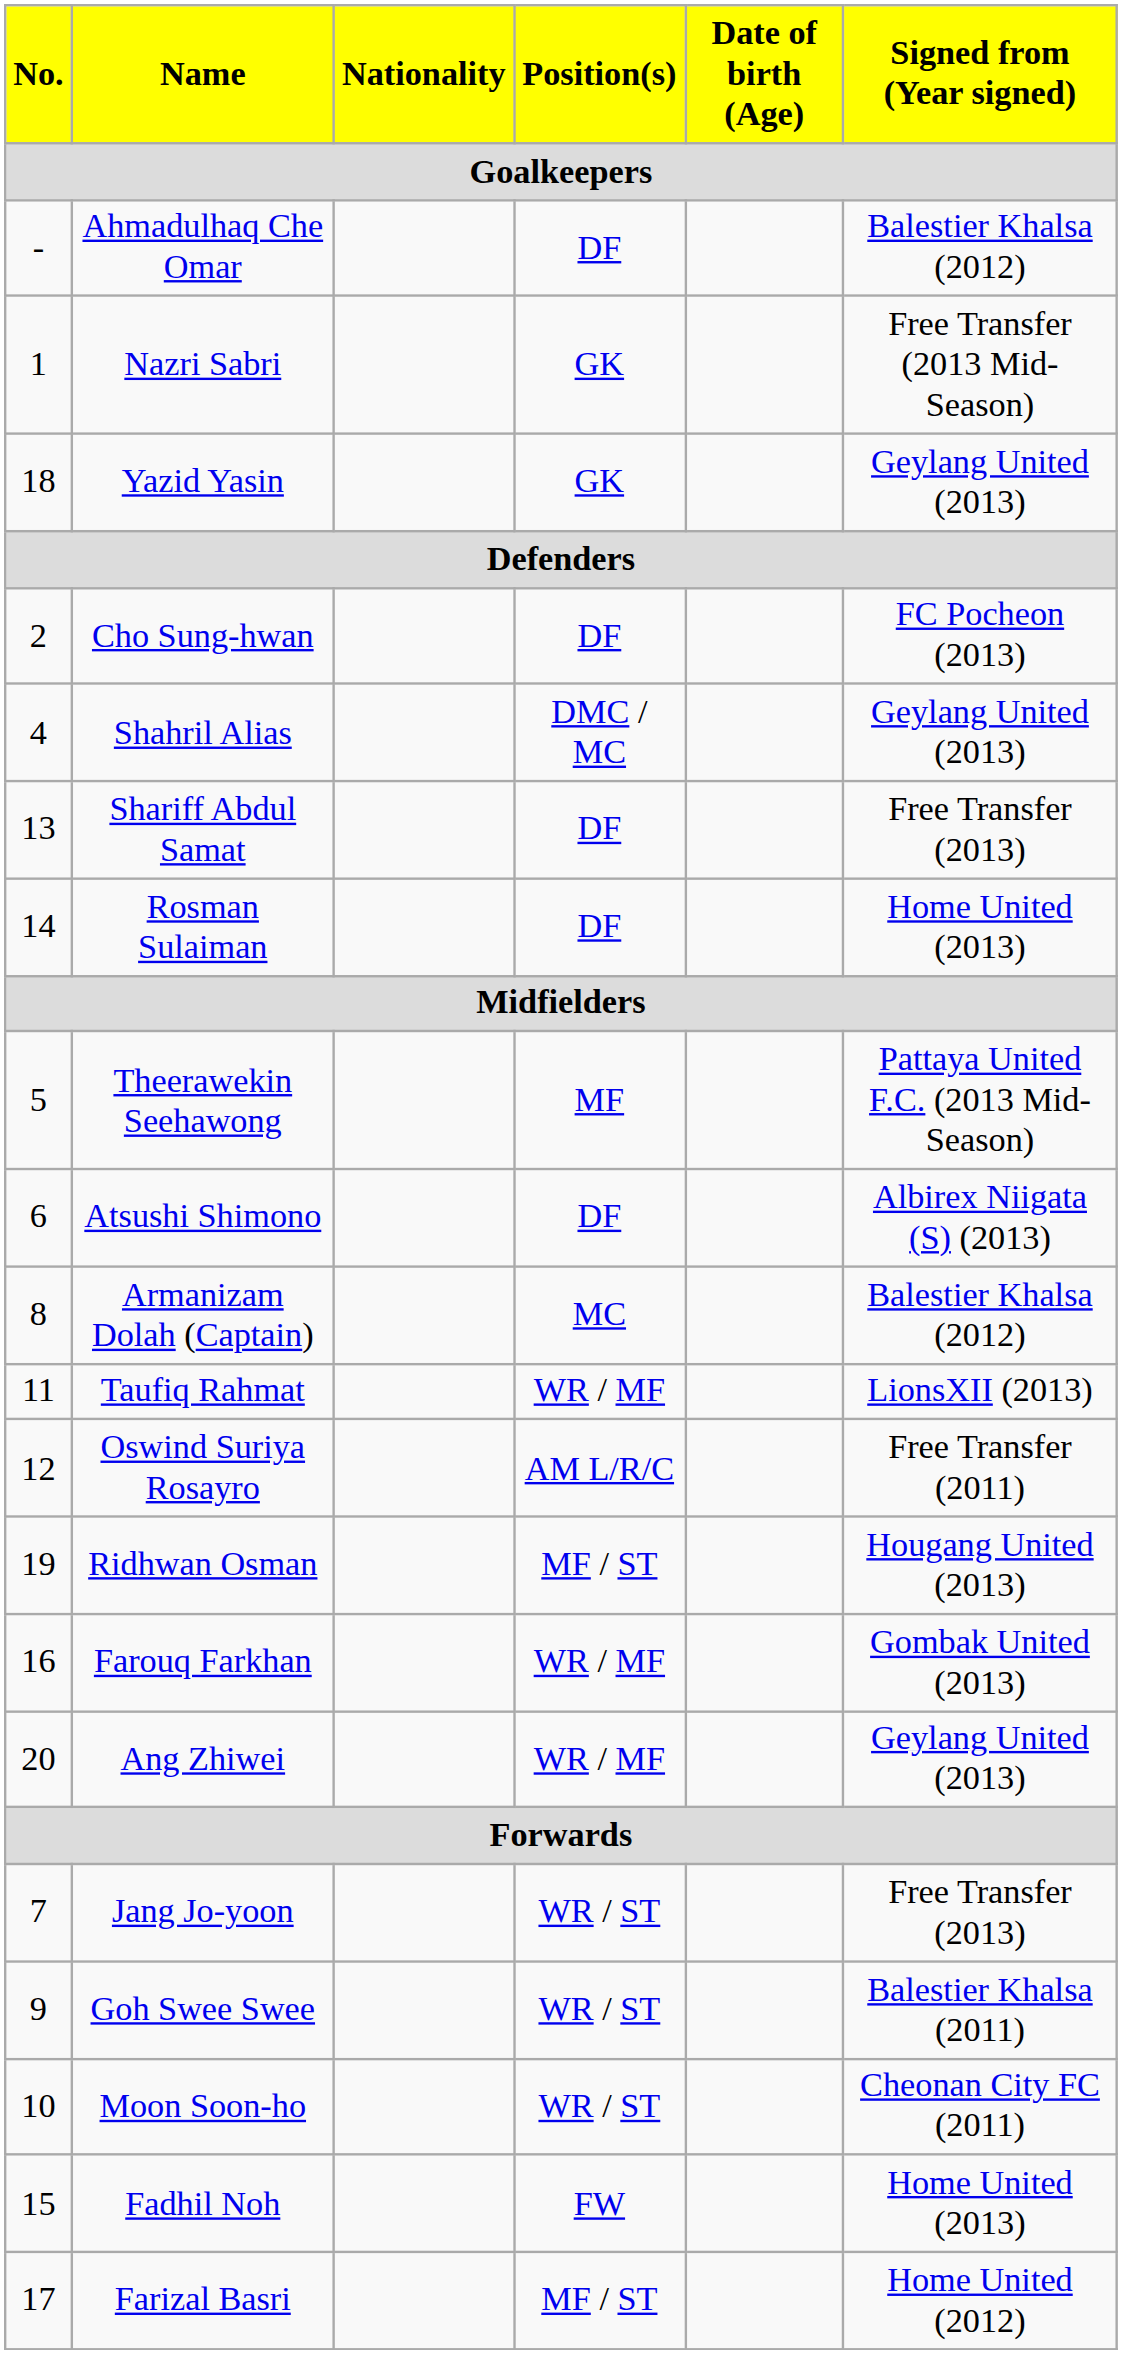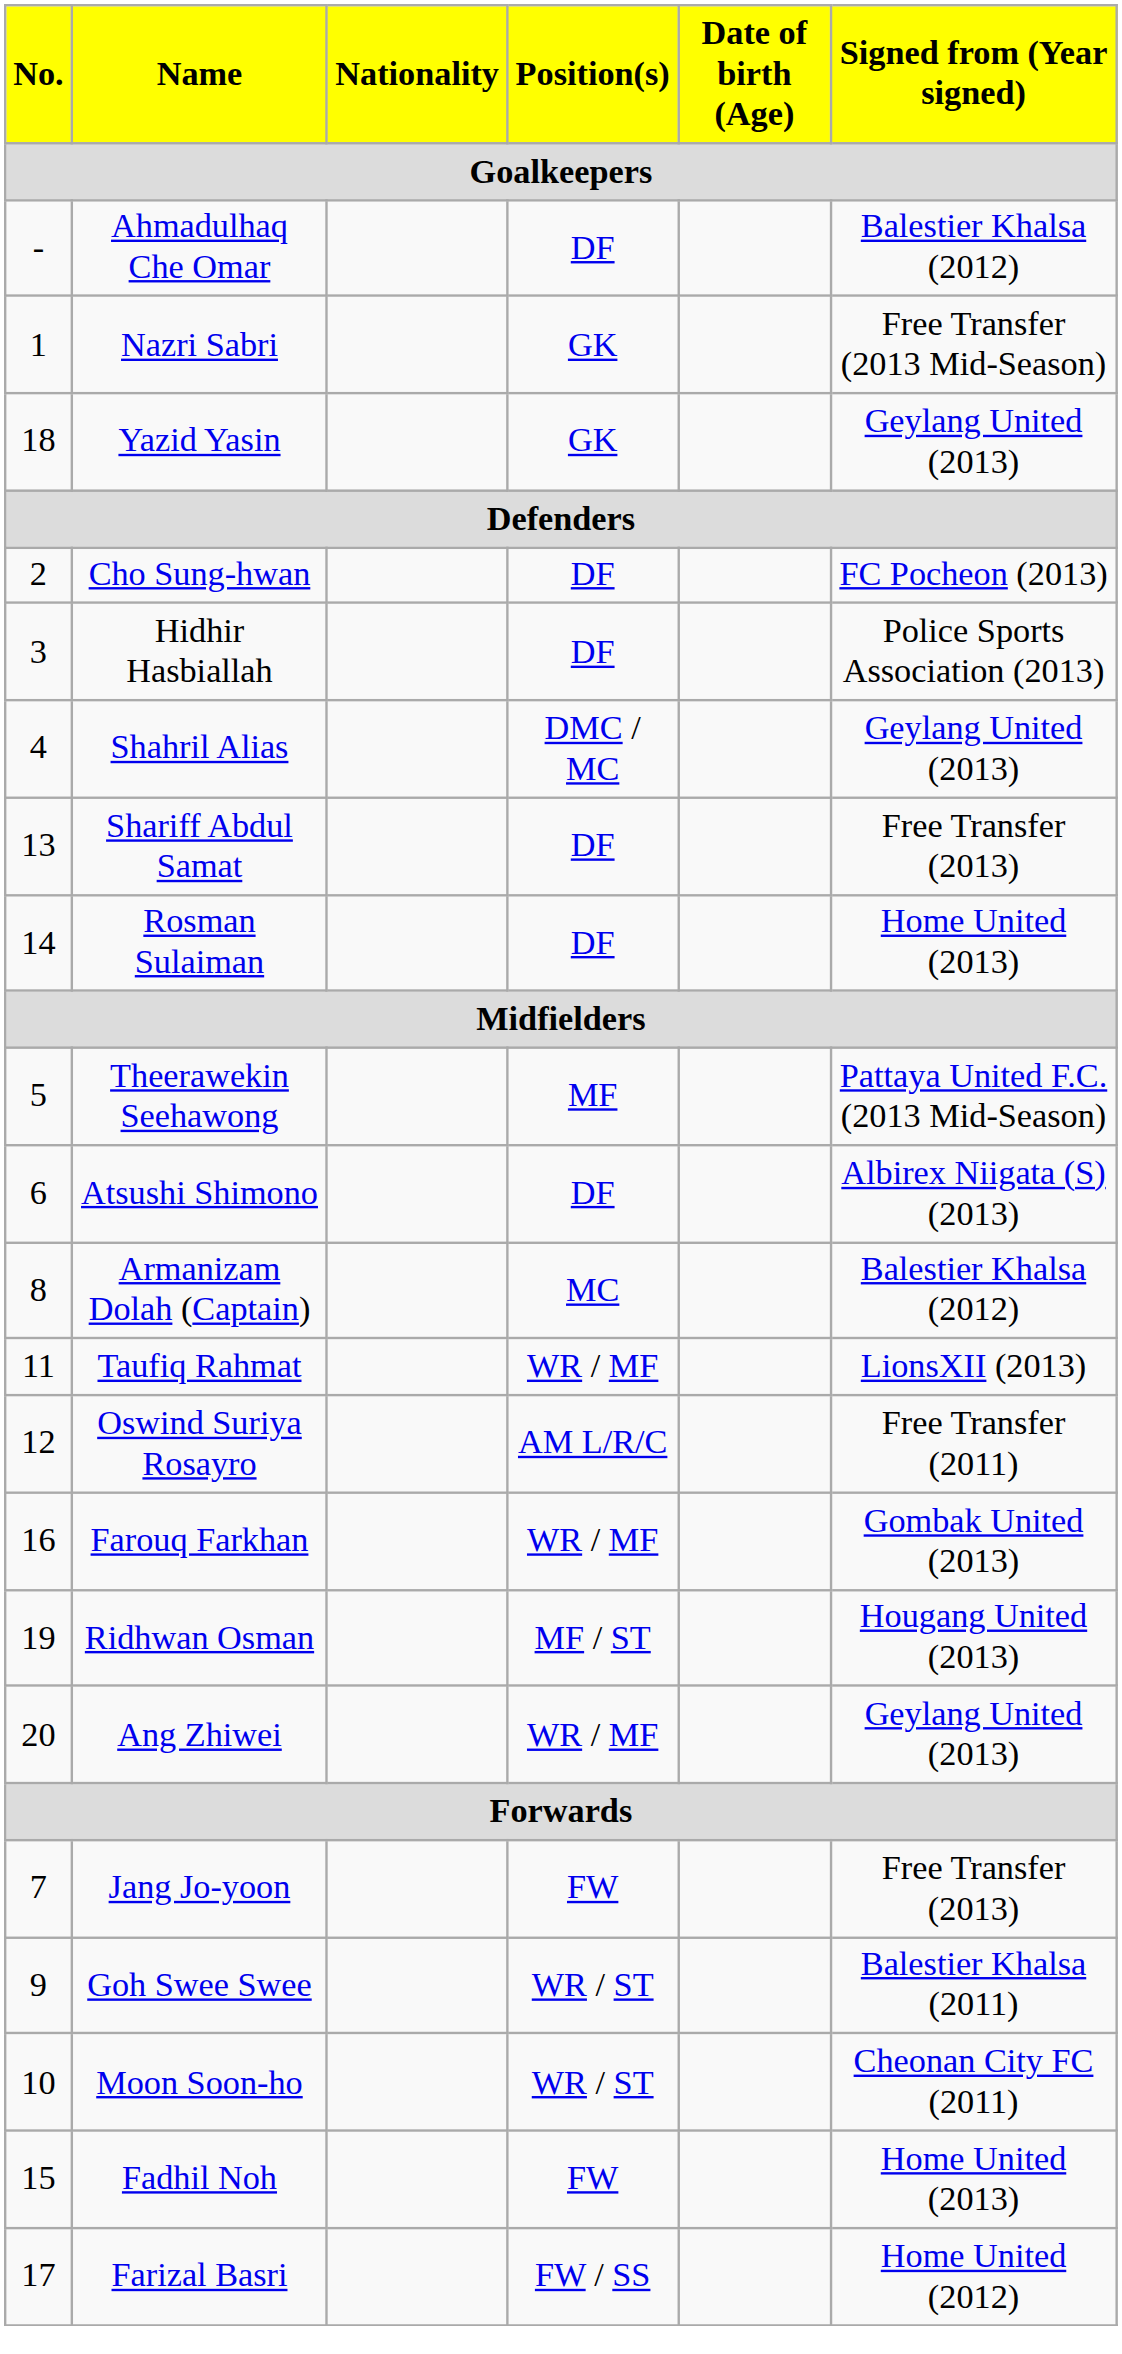+ row: (199, 651)
rows swapped: (203, 1661) <-> (203, 1564)
(599, 1912) WR / ST -> (593, 1887) FW
(599, 2300) MF / ST -> (593, 2275) FW / SS
